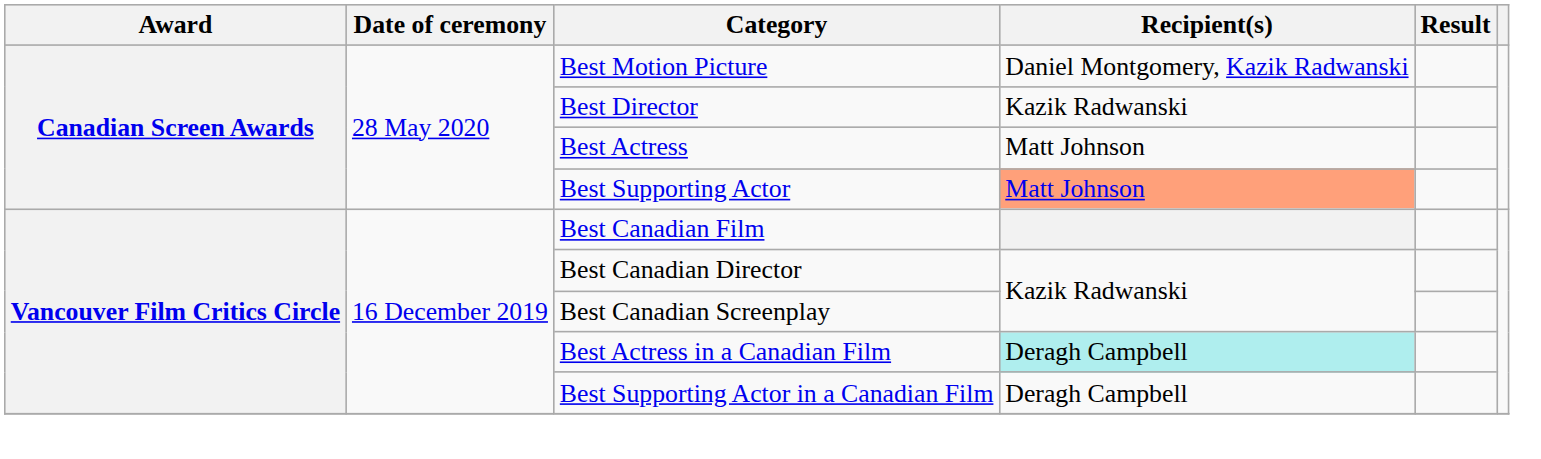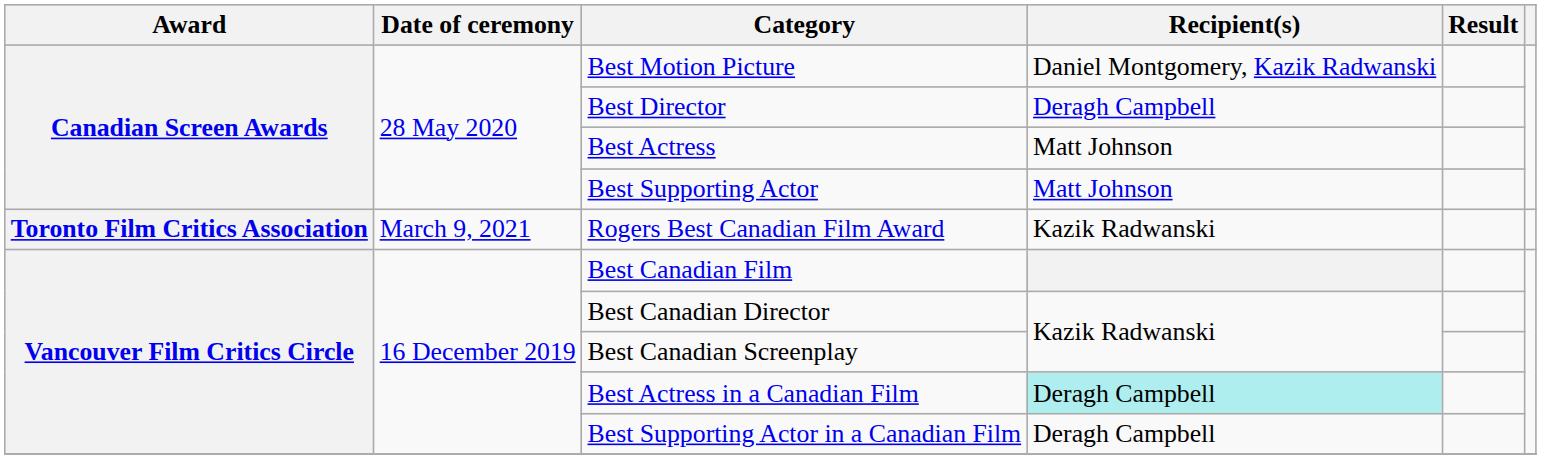(1097, 106) Kazik Radwanski -> (1124, 106) Deragh Campbell
(1075, 188) lightsalmon background -> (1103, 188) no background
+ row: (766, 229)
